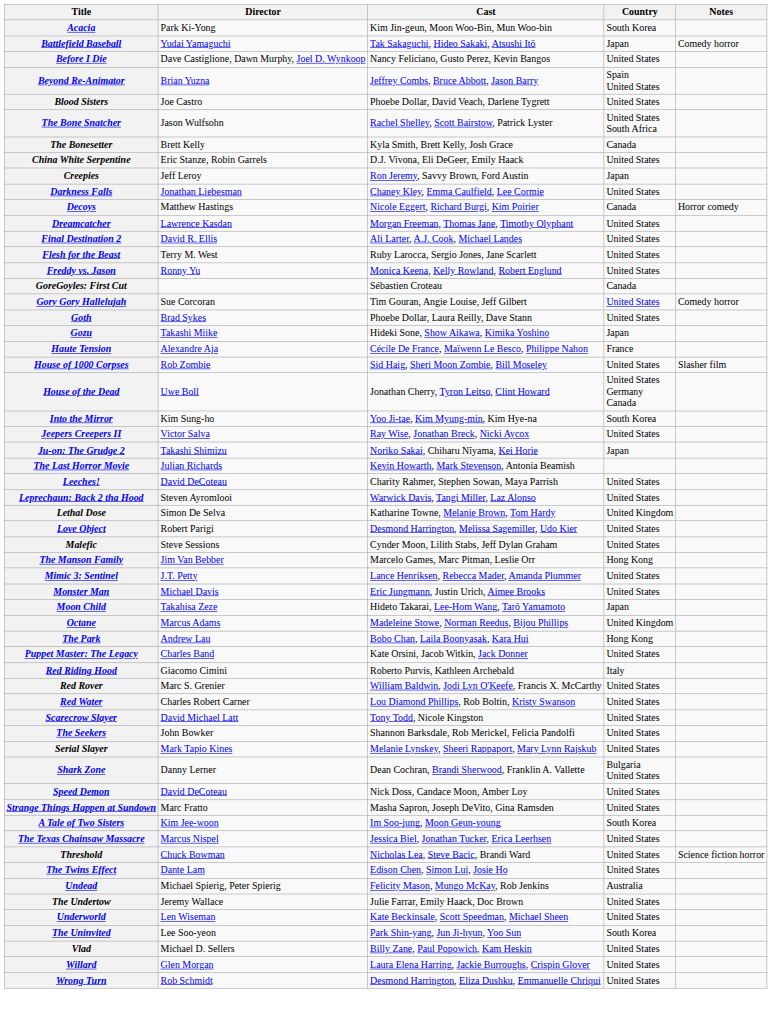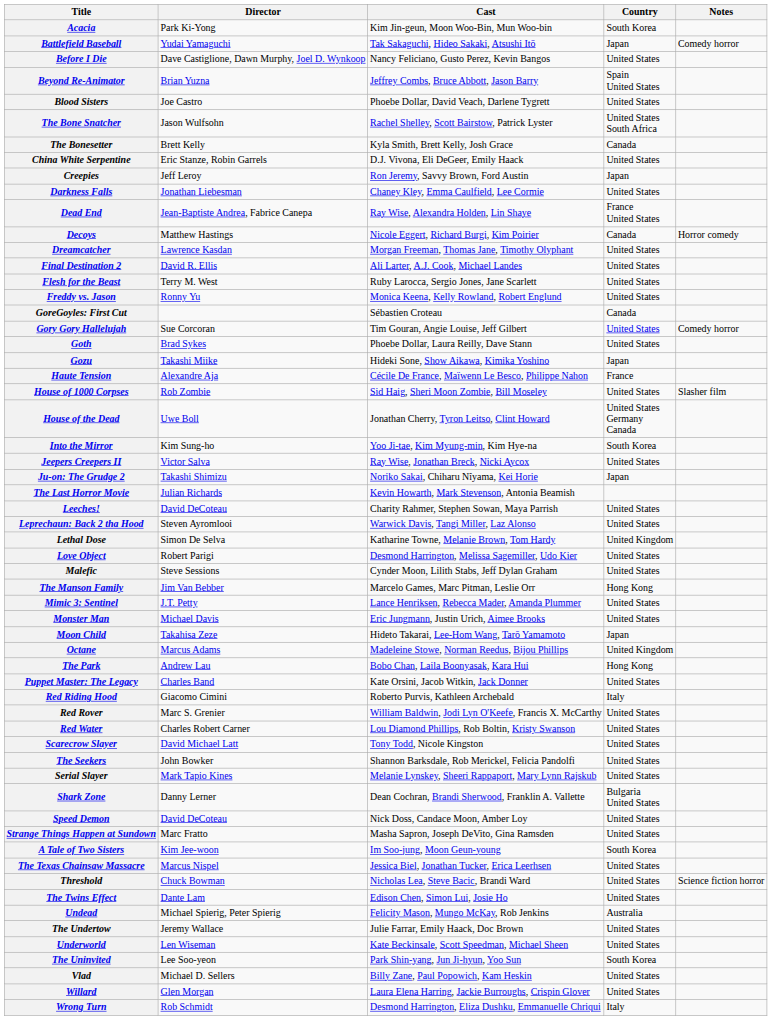+ row: (81, 213)
(633, 980) United States -> (615, 1007) Italy
